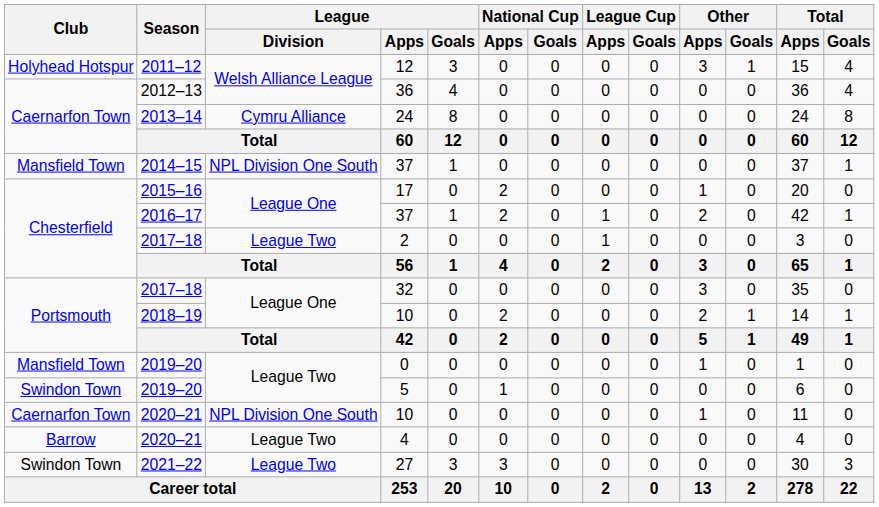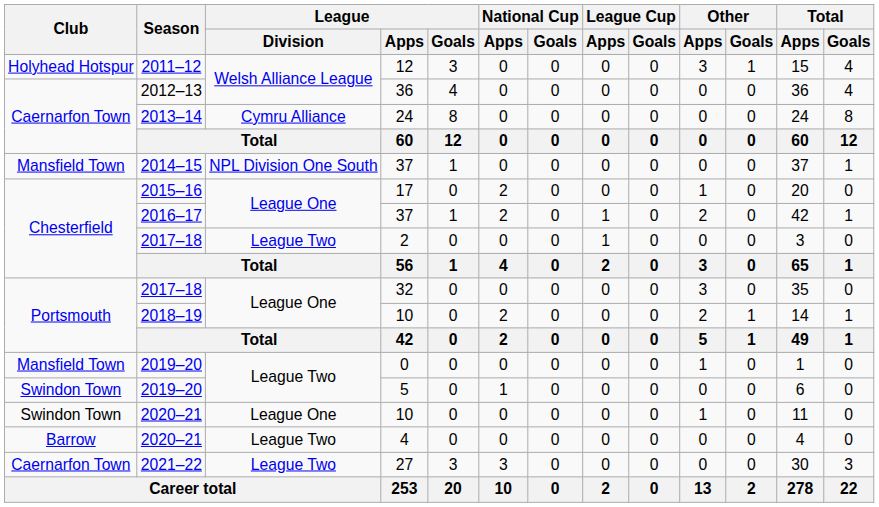(71, 414) Caernarfon Town -> (71, 414) Swindon Town
(293, 414) NPL Division One South -> (293, 414) League One
(71, 464) Swindon Town -> (71, 464) Caernarfon Town
